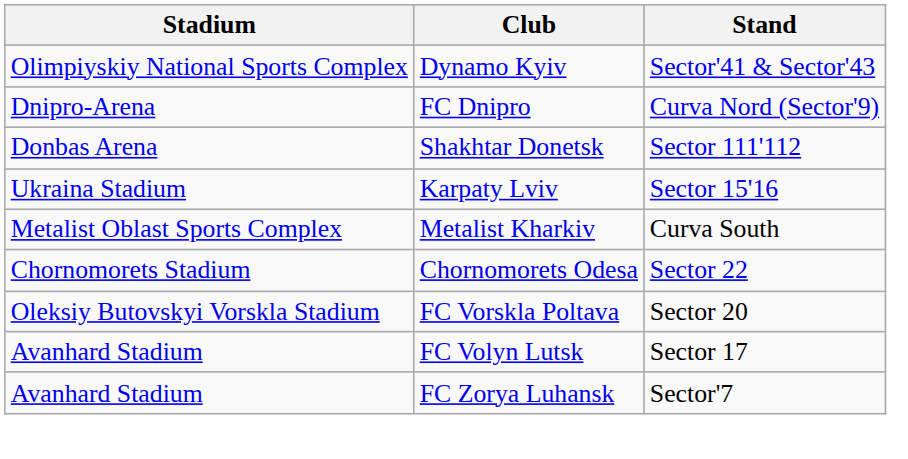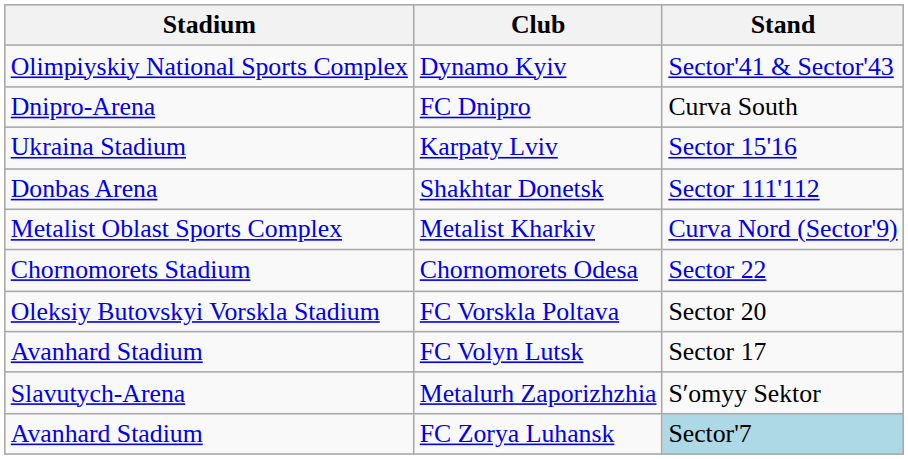(764, 106) Curva Nord (Sector'9) -> (733, 106) Curva South
rows swapped: (489, 188) <-> (512, 147)
(715, 229) Curva South -> (783, 229) Curva Nord (Sector'9)
+ row: (538, 392)
(692, 392) no background -> (710, 433) lightblue background
